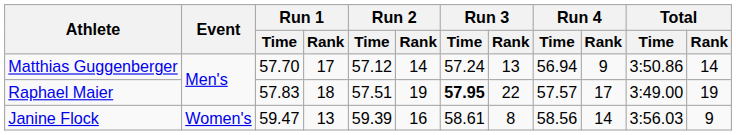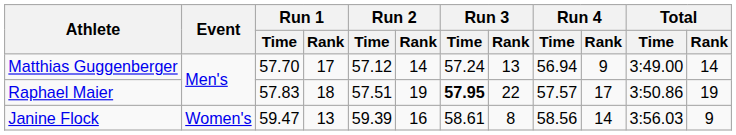(656, 67) 3:50.86 -> (656, 67) 3:49.00
(656, 93) 3:49.00 -> (656, 93) 3:50.86
